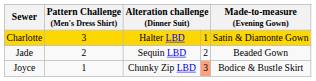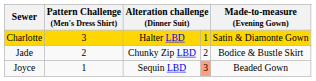(162, 53) Sequin LBD -> (162, 53) Chunky Zip LBD
(261, 53) Beaded Gown -> (261, 53) Bodice & Bustle Skirt
(162, 68) Chunky Zip LBD -> (162, 68) Sequin LBD
(261, 68) Bodice & Bustle Skirt -> (261, 68) Beaded Gown
